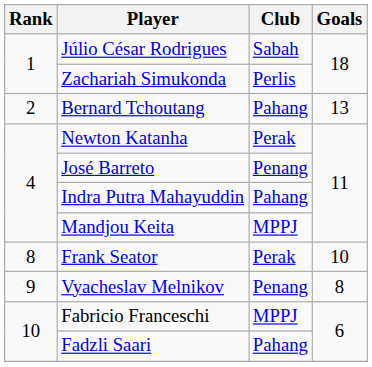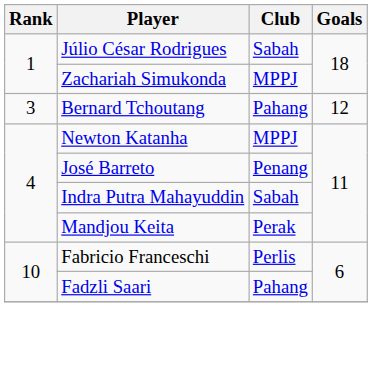(274, 78) Perlis -> (275, 78) MPPJ
(31, 108) 2 -> (31, 108) 3
(339, 108) 13 -> (339, 108) 12
(274, 138) Perak -> (275, 138) MPPJ
(280, 197) Pahang -> (276, 197) Sabah
(275, 227) MPPJ -> (274, 227) Perak
- row: (109, 256)
- row: (143, 286)
(275, 316) MPPJ -> (274, 256) Perlis
